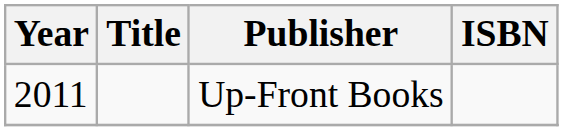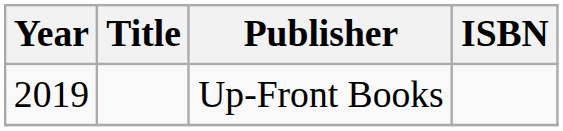(51, 93) 2011 -> (51, 93) 2019
